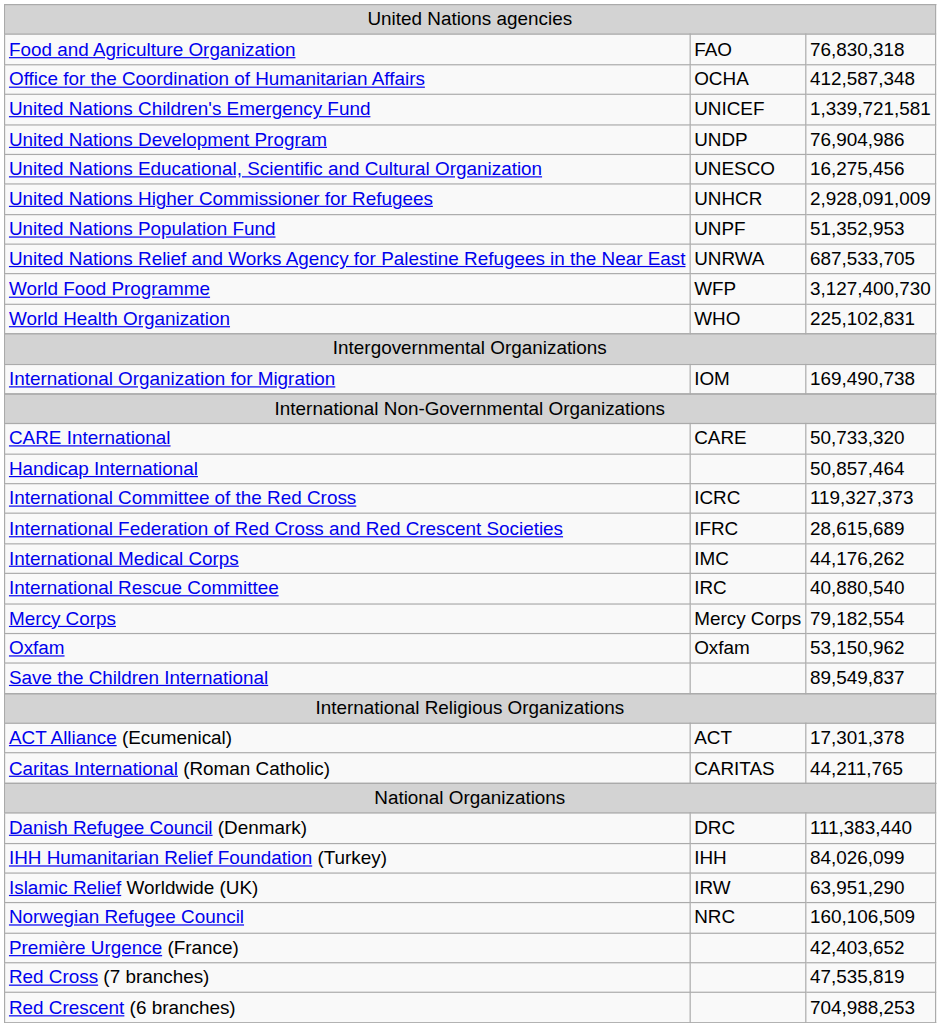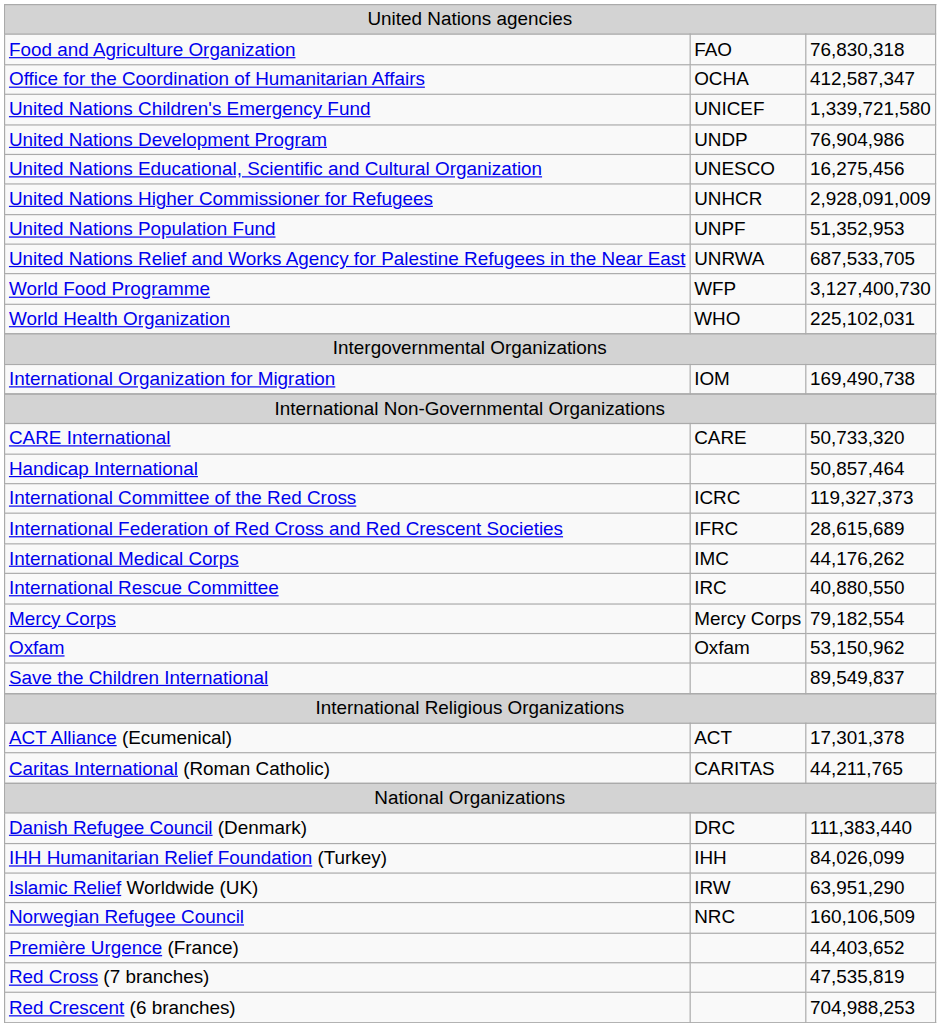(862, 79) 412,587,348 -> (862, 79) 412,587,347
(870, 109) 1,339,721,581 -> (870, 109) 1,339,721,580
(862, 318) 225,102,831 -> (862, 318) 225,102,031
(857, 588) 40,880,540 -> (857, 588) 40,880,550
(857, 947) 42,403,652 -> (857, 947) 44,403,652
